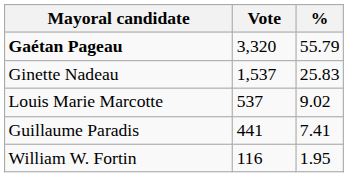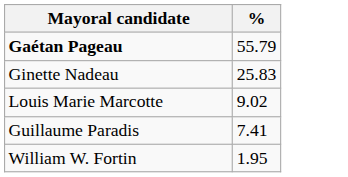- column: (264, 18)
